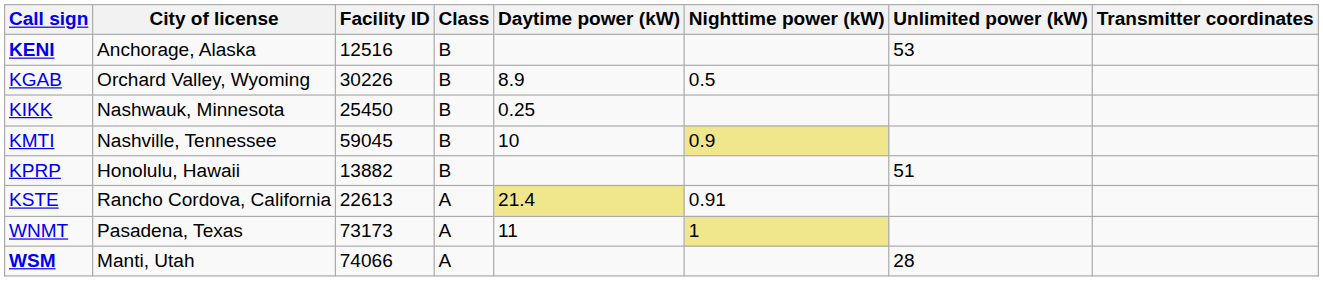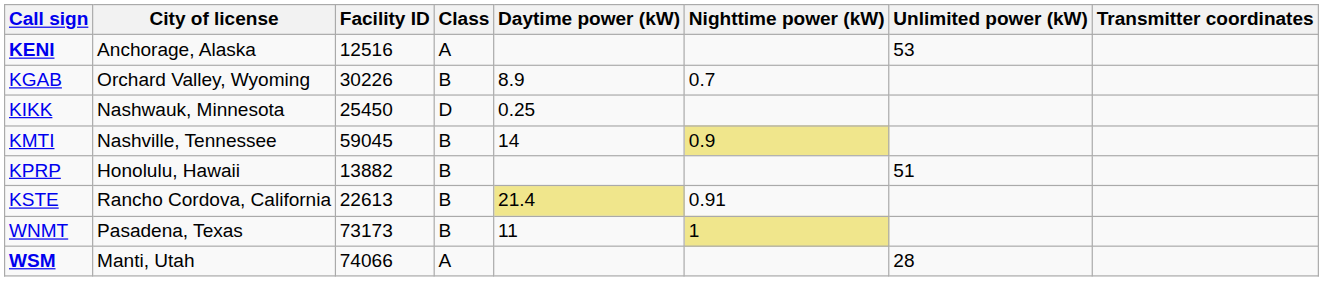(445, 49) B -> (445, 49) A
(702, 79) 0.5 -> (702, 79) 0.7
(445, 110) B -> (445, 110) D
(509, 140) 10 -> (509, 140) 14
(445, 200) A -> (445, 200) B
(445, 230) A -> (445, 230) B
